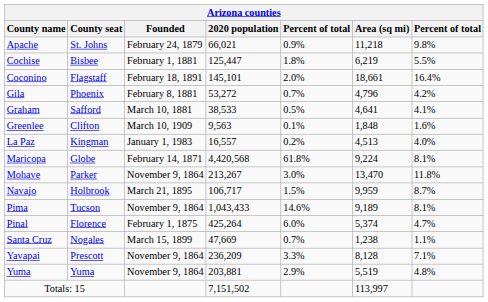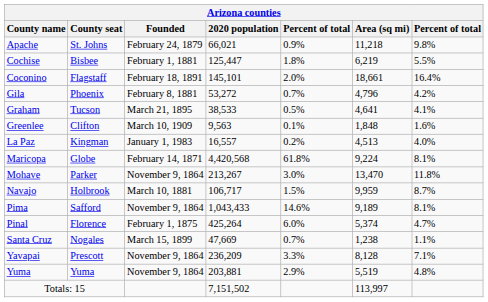(86, 110) Safford -> (85, 110) Tucson
(160, 110) March 10, 1881 -> (160, 110) March 21, 1895
(160, 191) March 21, 1895 -> (160, 191) March 10, 1881
(85, 207) Tucson -> (86, 207) Safford
